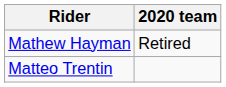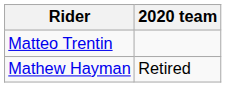rows swapped: (69, 43) <-> (60, 69)
